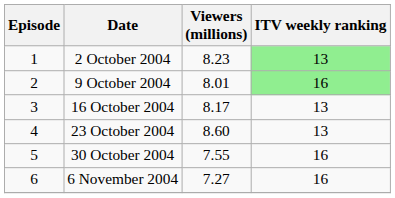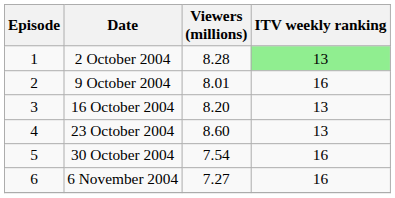(216, 58) 8.23 -> (216, 58) 8.28
(321, 82) lightgreen background -> (321, 82) no background
(216, 107) 8.17 -> (216, 107) 8.20
(216, 155) 7.55 -> (216, 155) 7.54
